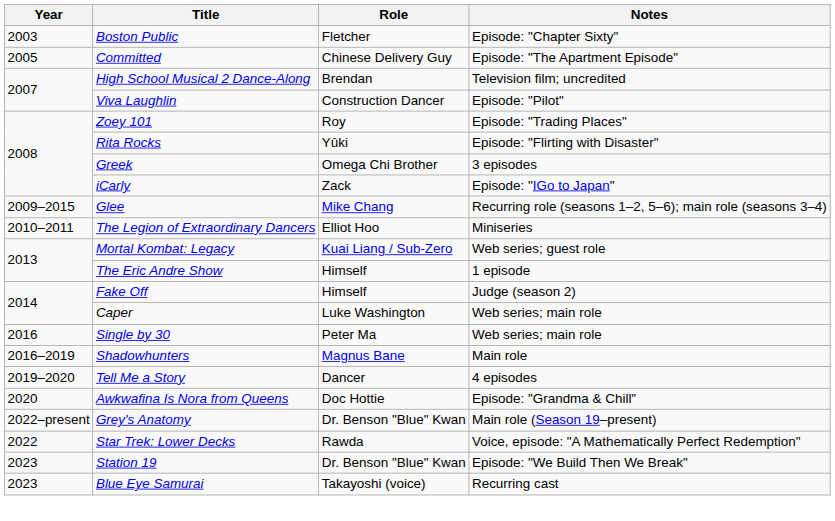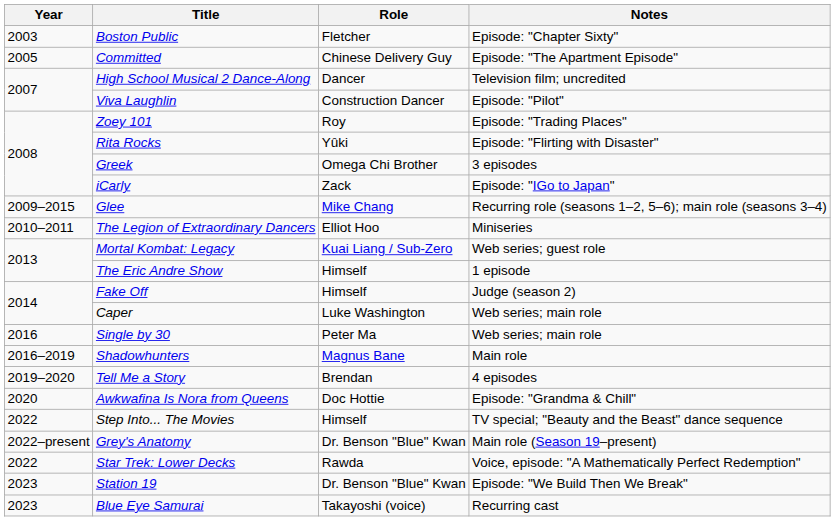(347, 79) Brendan -> (343, 79) Dancer
(343, 377) Dancer -> (347, 377) Brendan
+ row: (165, 420)
